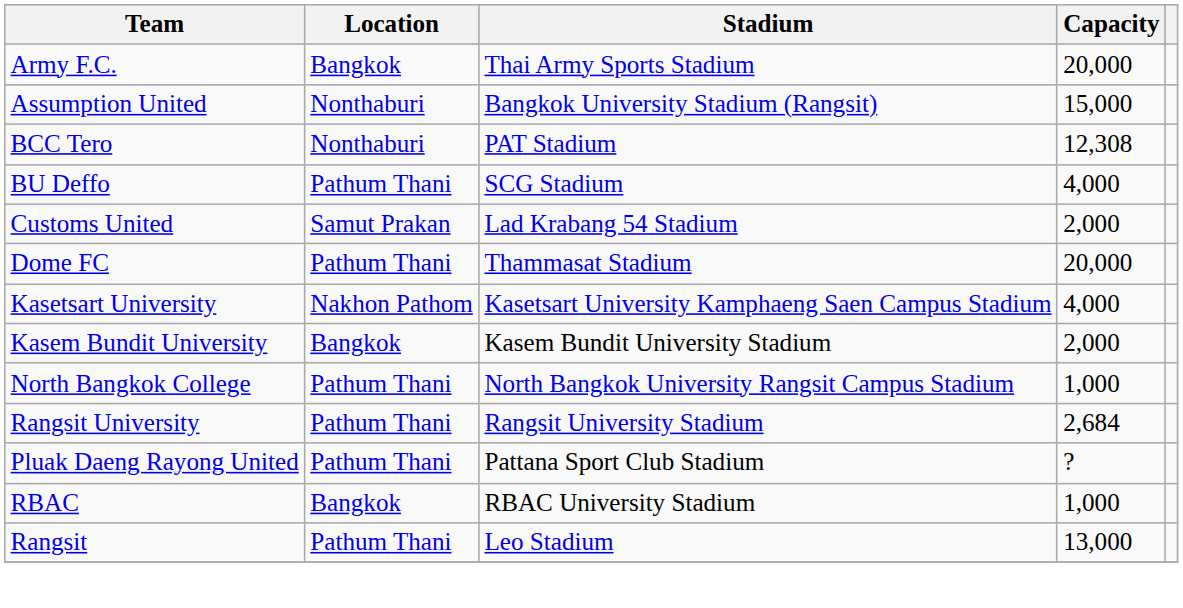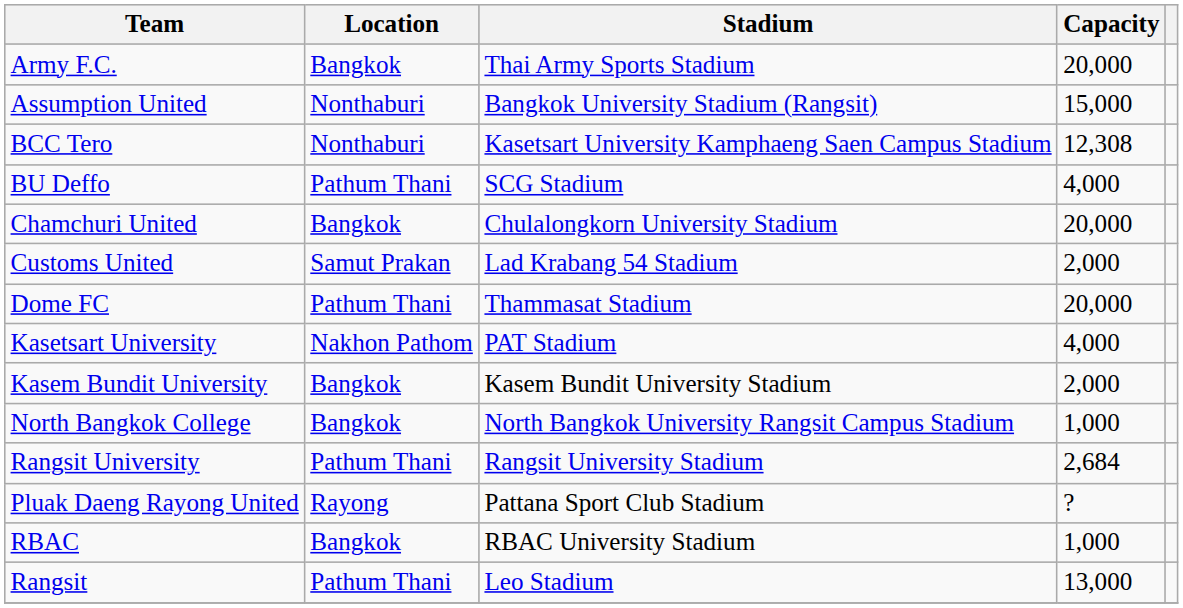(550, 143) PAT Stadium -> (768, 143) Kasetsart University Kamphaeng Saen Campus Stadium
+ row: (104, 223)
(768, 303) Kasetsart University Kamphaeng Saen Campus Stadium -> (550, 343) PAT Stadium
(381, 382) Pathum Thani -> (356, 422) Bangkok
(381, 462) Pathum Thani -> (349, 502) Rayong
